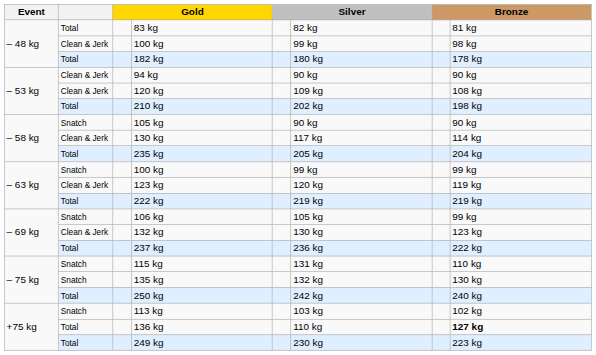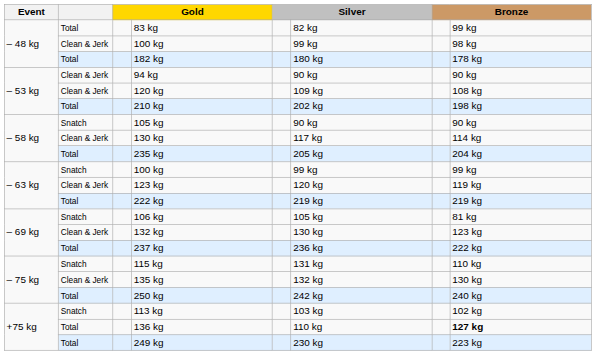(464, 28) 81 kg -> (464, 28) 99 kg
(464, 216) 99 kg -> (464, 216) 81 kg
(74, 280) Snatch -> (84, 280) Clean & Jerk
